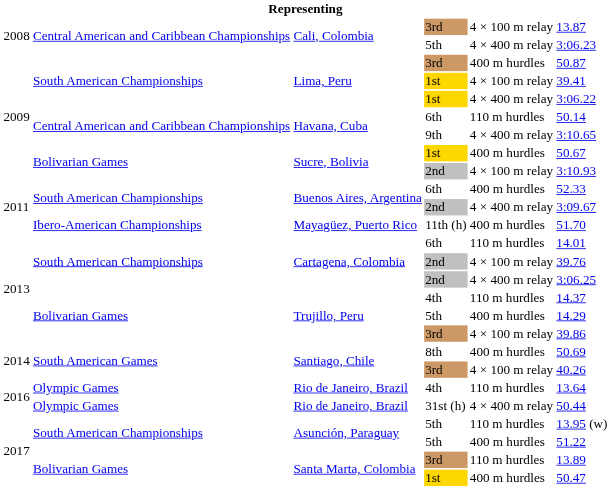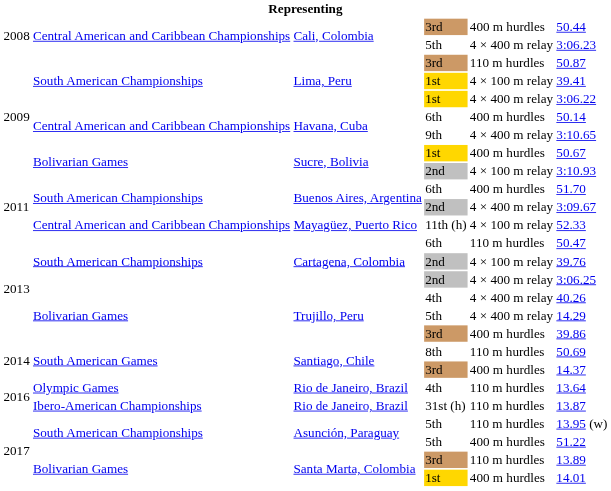(511, 26) 4 × 100 m relay -> (507, 26) 400 m hurdles
(571, 26) 13.87 -> (571, 26) 50.44
(507, 63) 400 m hurdles -> (507, 63) 110 m hurdles
(507, 117) 110 m hurdles -> (507, 117) 400 m hurdles
(571, 189) 52.33 -> (571, 189) 51.70
(117, 225) Ibero-American Championships -> (162, 225) Central American and Caribbean Championships
(507, 225) 400 m hurdles -> (511, 225) 4 × 100 m relay
(571, 225) 51.70 -> (571, 225) 52.33
(571, 243) 14.01 -> (571, 243) 50.47
(507, 297) 110 m hurdles -> (511, 297) 4 × 400 m relay
(571, 297) 14.37 -> (571, 297) 40.26
(507, 315) 400 m hurdles -> (511, 315) 4 × 400 m relay
(511, 333) 4 × 100 m relay -> (507, 333) 400 m hurdles
(507, 351) 400 m hurdles -> (507, 351) 110 m hurdles
(511, 369) 4 × 100 m relay -> (507, 369) 400 m hurdles
(571, 369) 40.26 -> (571, 369) 14.37
(76, 405) Olympic Games -> (117, 405) Ibero-American Championships
(511, 405) 4 × 400 m relay -> (507, 405) 110 m hurdles
(571, 405) 50.44 -> (571, 405) 13.87
(571, 477) 50.47 -> (571, 477) 14.01
